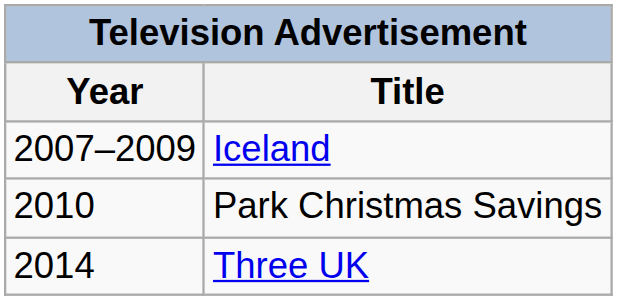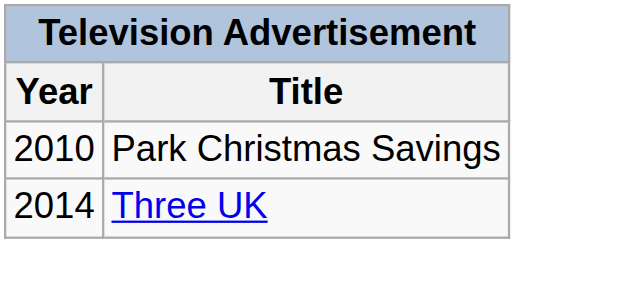- row: (272, 149)
